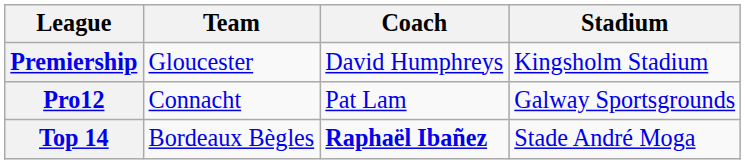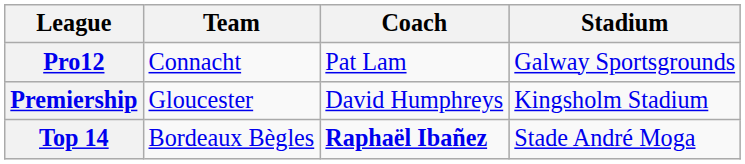rows swapped: (74, 61) <-> (74, 100)
